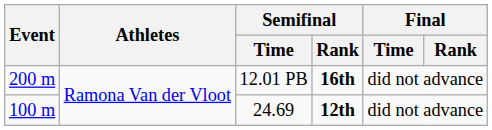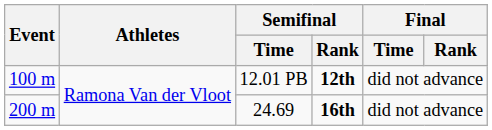(32, 80) 200 m -> (32, 80) 100 m
(338, 80) 16th -> (338, 80) 12th
(32, 110) 100 m -> (32, 110) 200 m
(338, 110) 12th -> (338, 110) 16th
